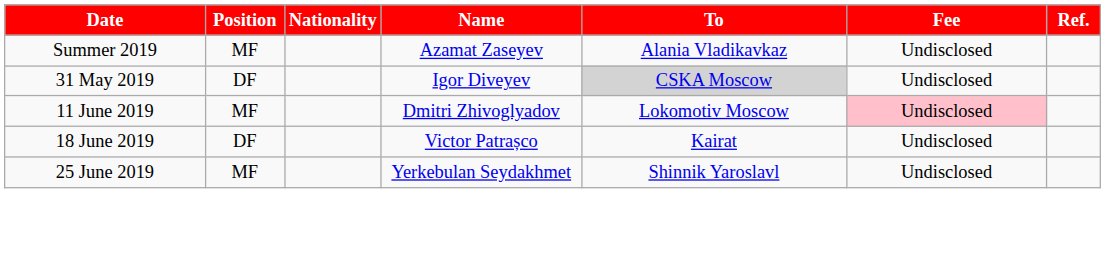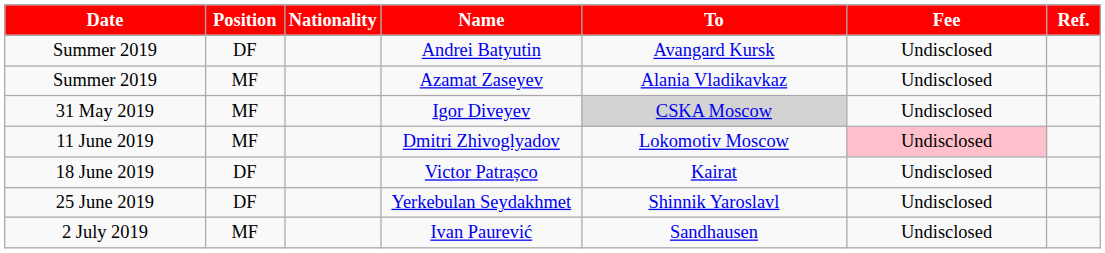+ row: (481, 50)
(245, 80) DF -> (245, 111) MF
(245, 172) MF -> (245, 202) DF
+ row: (481, 232)
